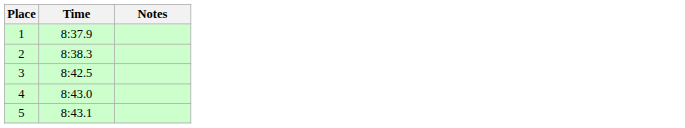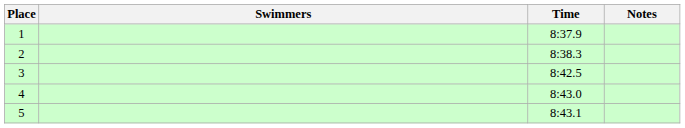+ column: (283, 14)
